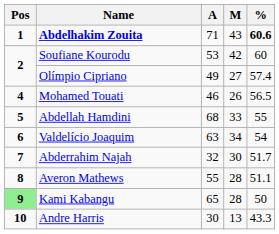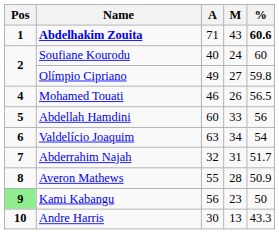(212, 55) 53 -> (212, 55) 40
(235, 55) 42 -> (235, 55) 24
(261, 76) 57.4 -> (261, 76) 59.8
(212, 117) 68 -> (212, 117) 60
(261, 117) 55 -> (261, 117) 56
(235, 158) 30 -> (235, 158) 31
(261, 178) 51.1 -> (261, 178) 50.9
(212, 198) 65 -> (212, 198) 56
(235, 198) 28 -> (235, 198) 23
